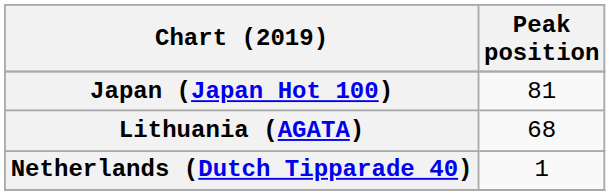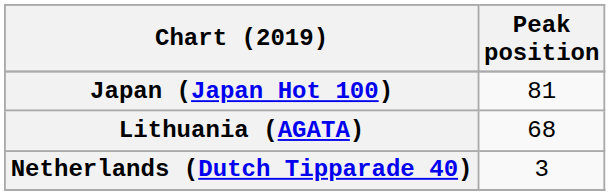(542, 170) 1 -> (542, 170) 3
